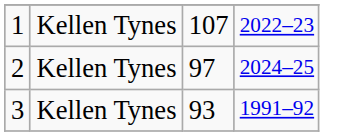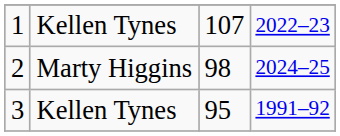(106, 67) Kellen Tynes -> (114, 67) Marty Higgins
(202, 67) 97 -> (218, 67) 98
(202, 109) 93 -> (218, 109) 95
